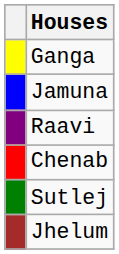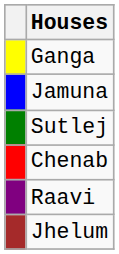rows swapped: (63, 127) <-> (69, 197)
